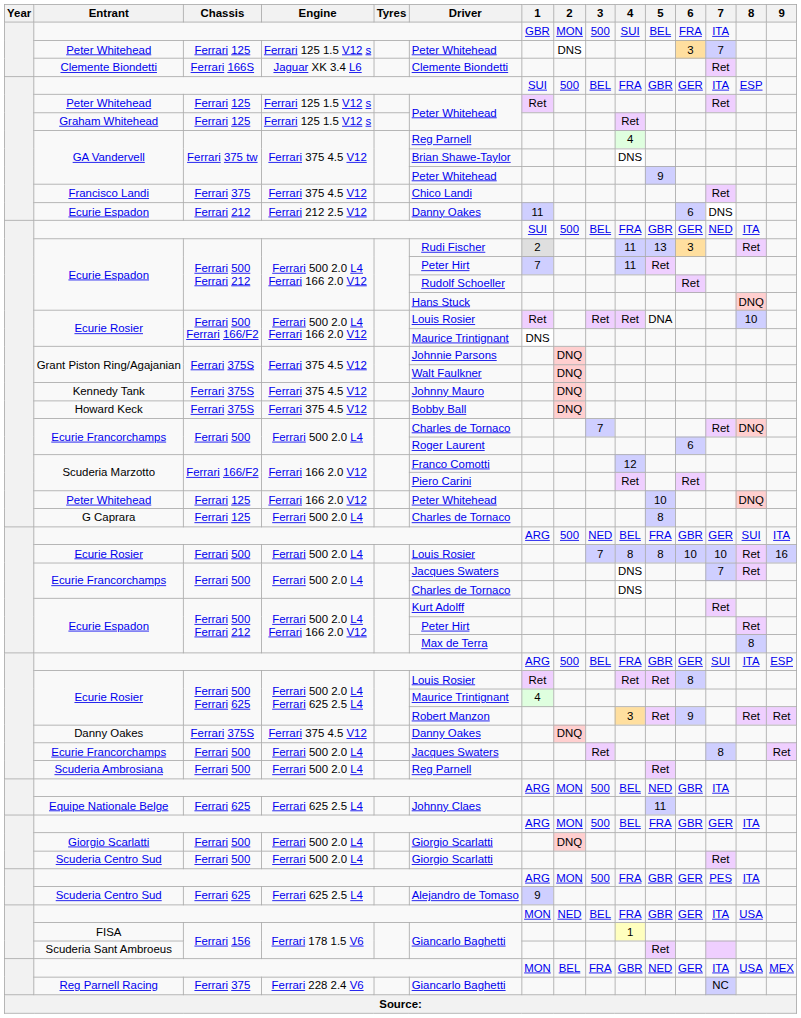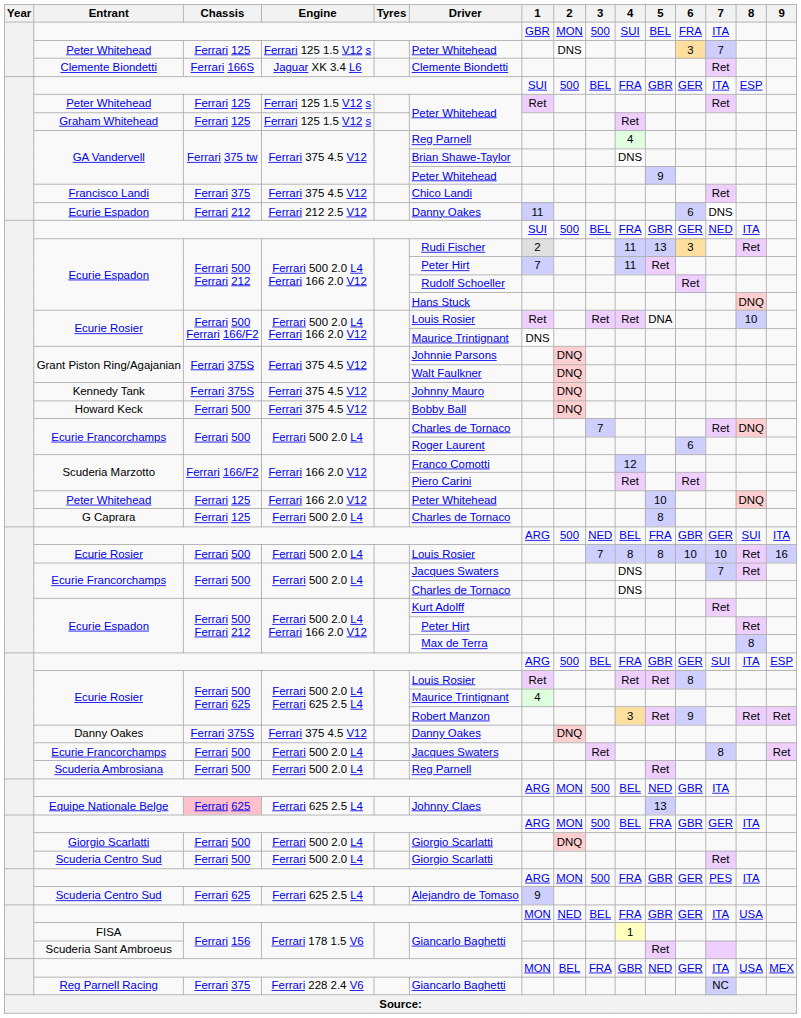(222, 409) Ferrari 375S -> (222, 409) Ferrari 500
(222, 805) no background -> (222, 805) pink background
(660, 805) 11 -> (660, 805) 13
